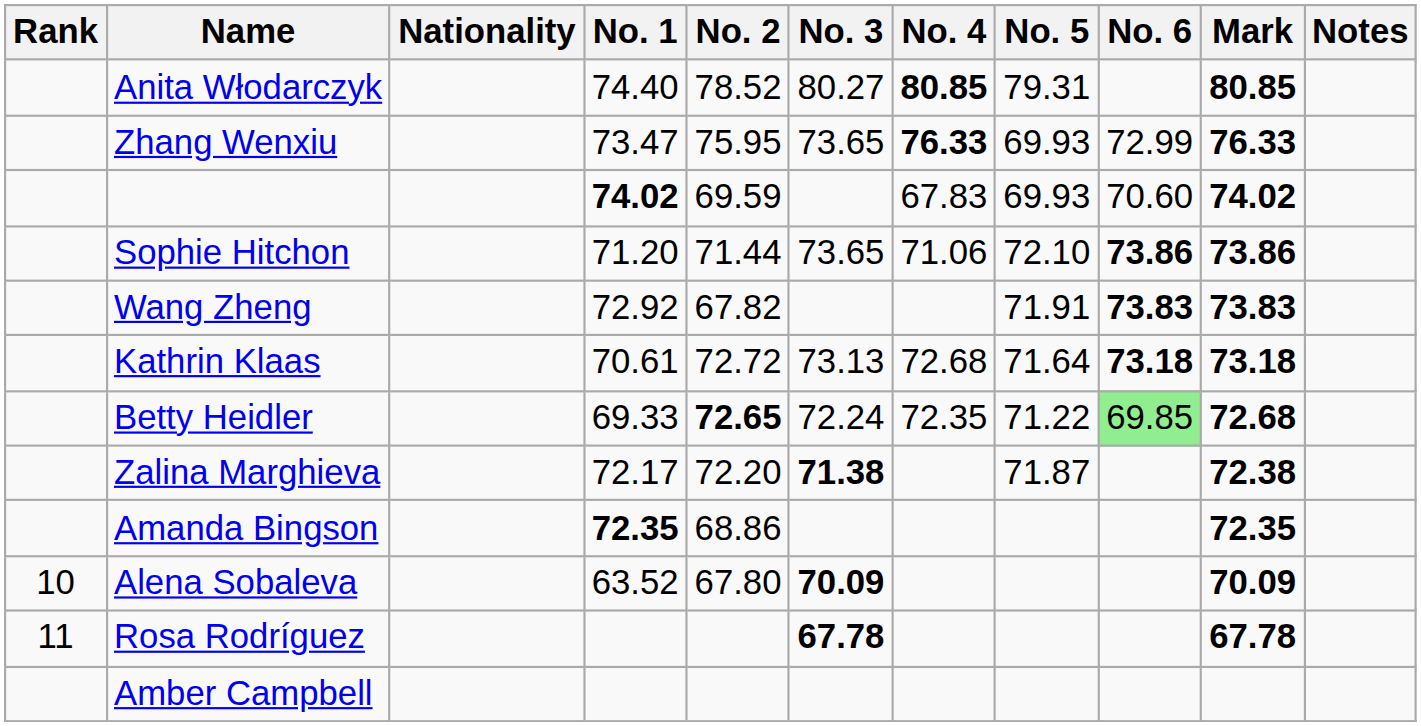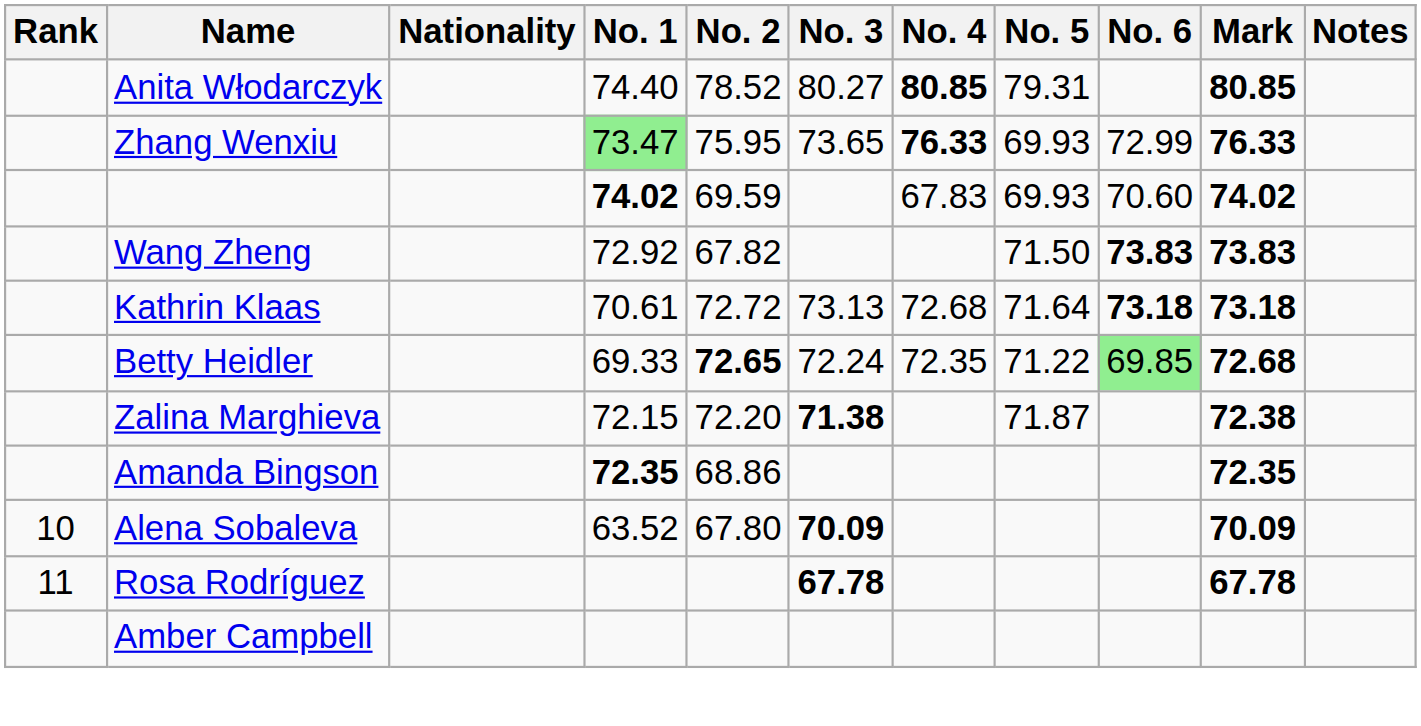(635, 142) no background -> (635, 142) lightgreen background
- row: (232, 252)
(1047, 307) 71.91 -> (1047, 252) 71.50
(635, 472) 72.17 -> (635, 417) 72.15
